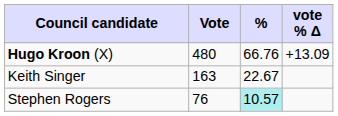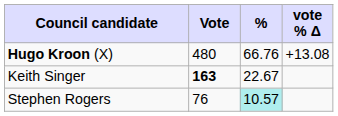(308, 54) +13.09 -> (308, 54) +13.08
(204, 76) normal -> (204, 76) bold
